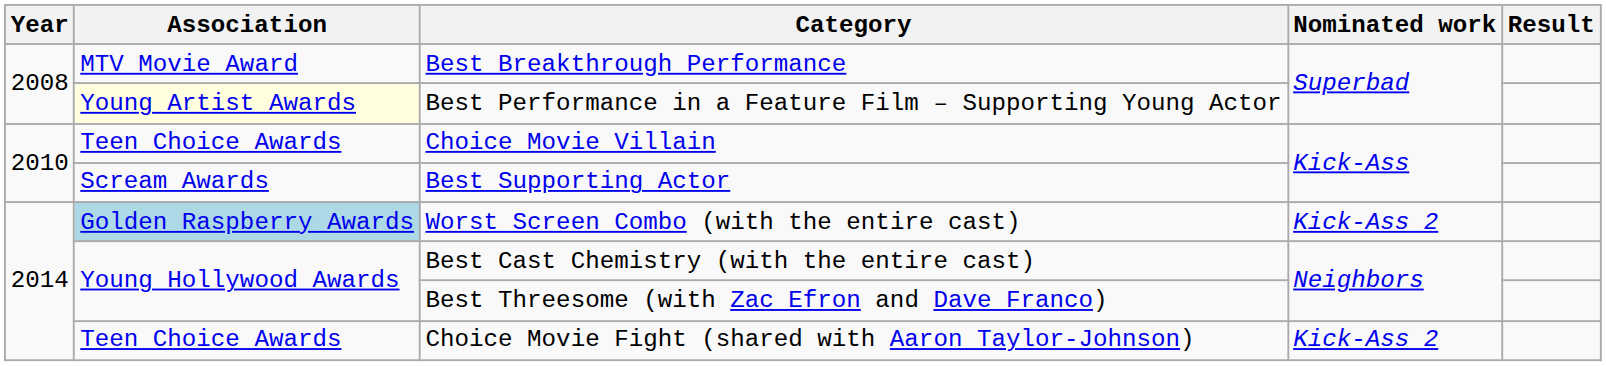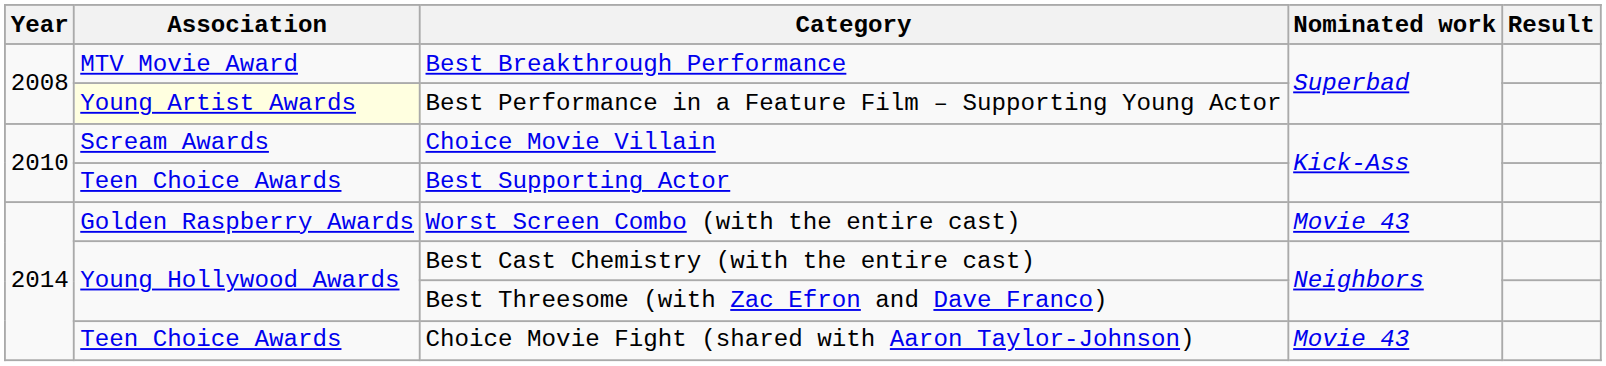(211, 143) Teen Choice Awards -> (175, 143) Scream Awards
(175, 182) Scream Awards -> (211, 182) Teen Choice Awards
(247, 222) lightblue background -> (247, 222) no background
(1366, 222) Kick-Ass 2 -> (1351, 222) Movie 43
(1366, 340) Kick-Ass 2 -> (1351, 340) Movie 43
